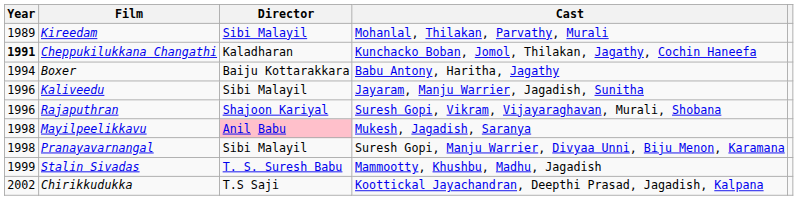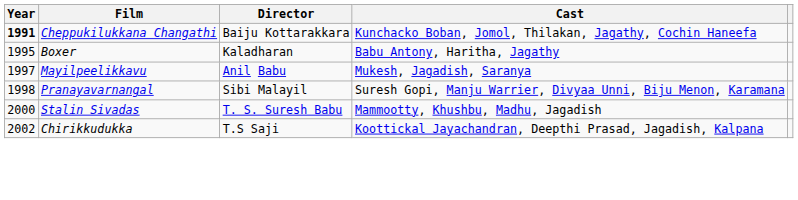- row: (69, 33)
(258, 52) Kaladharan -> (286, 33) Baiju Kottarakkara
(21, 71) 1994 -> (21, 52) 1995
(286, 71) Baiju Kottarakkara -> (258, 52) Kaladharan
- row: (73, 90)
- row: (80, 109)
(21, 128) 1998 -> (21, 71) 1997
(254, 128) pink background -> (254, 71) no background
(21, 167) 1999 -> (21, 109) 2000
